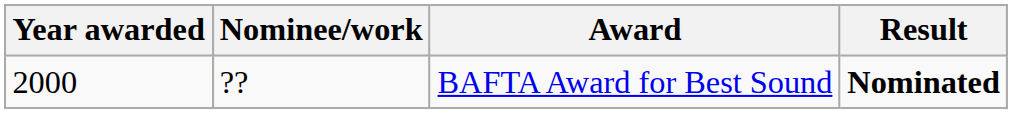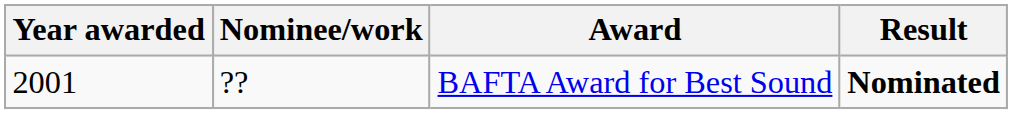(45, 81) 2000 -> (45, 81) 2001
